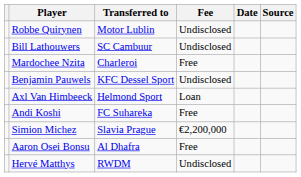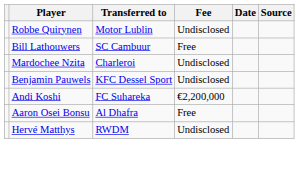(205, 46) Undisclosed -> (187, 46) Free
(188, 63) Free -> (203, 63) Undisclosed
- row: (52, 96)
(188, 113) Free -> (201, 96) €2,200,000
- row: (44, 130)
